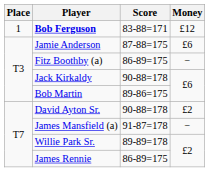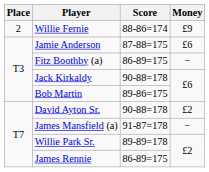- row: (65, 28)
+ row: (62, 28)
